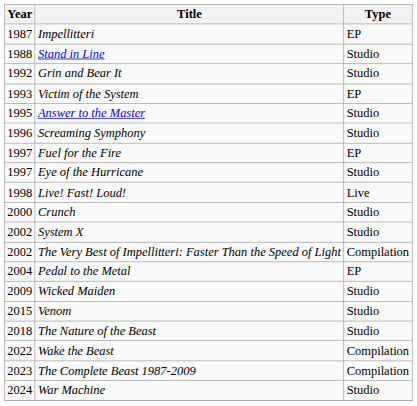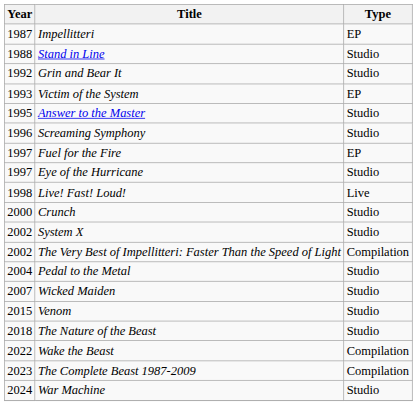(354, 271) EP -> (363, 271) Studio
(20, 291) 2009 -> (20, 291) 2007
